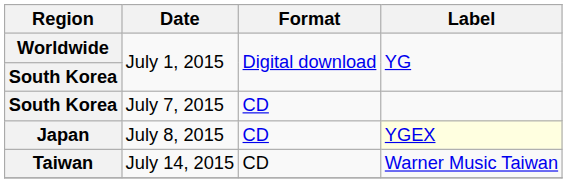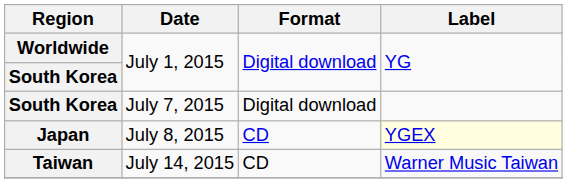(256, 105) CD -> (309, 105) Digital download
